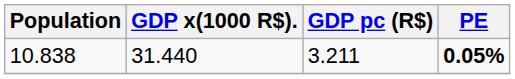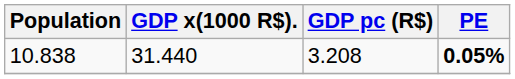(334, 55) 3.211 -> (335, 55) 3.208
